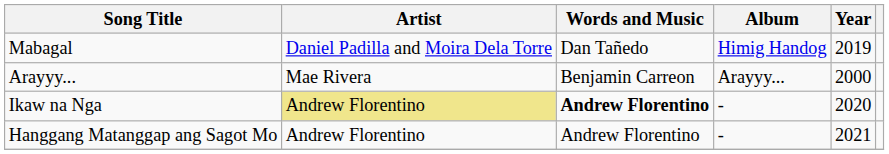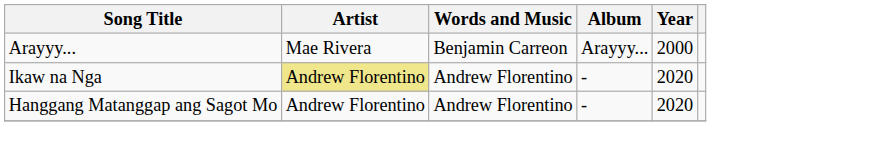- row: (41, 47)
(635, 105) bold -> (503, 76) normal
(853, 134) 2021 -> (675, 105) 2020
